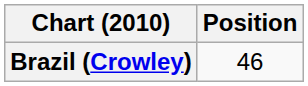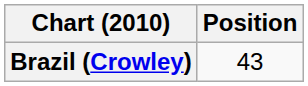(250, 61) 46 -> (250, 61) 43
